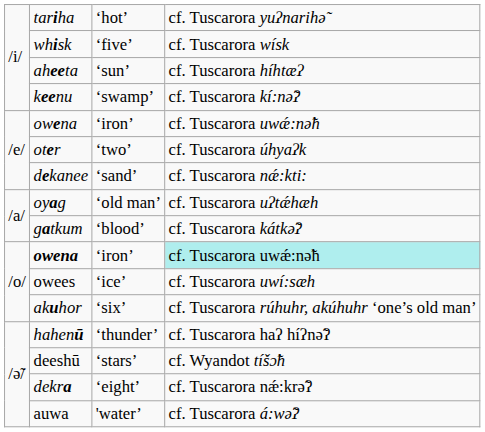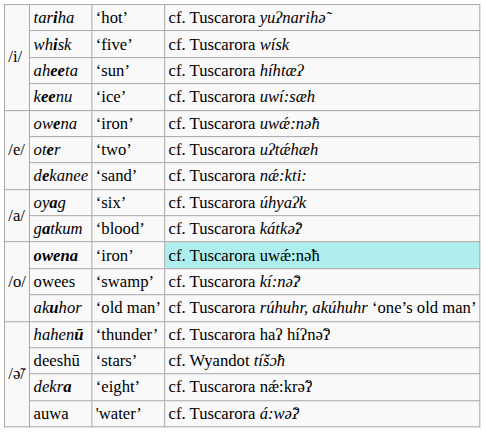(125, 96) ‘swamp’ -> (111, 96) ‘ice’
(234, 96) cf. Tuscarora kí:nə̃ʔ -> (242, 96) cf. Tuscarora uwí:sæh
(237, 149) cf. Tuscarora úhyaʔk -> (243, 149) cf. Tuscarora uʔtǽhæh
(128, 202) ‘old man’ -> (111, 202) ‘six’
(243, 202) cf. Tuscarora uʔtǽhæh -> (237, 202) cf. Tuscarora úhyaʔk
(111, 281) ‘ice’ -> (125, 281) ‘swamp’
(242, 281) cf. Tuscarora uwí:sæh -> (234, 281) cf. Tuscarora kí:nə̃ʔ
(111, 307) ‘six’ -> (128, 307) ‘old man’
